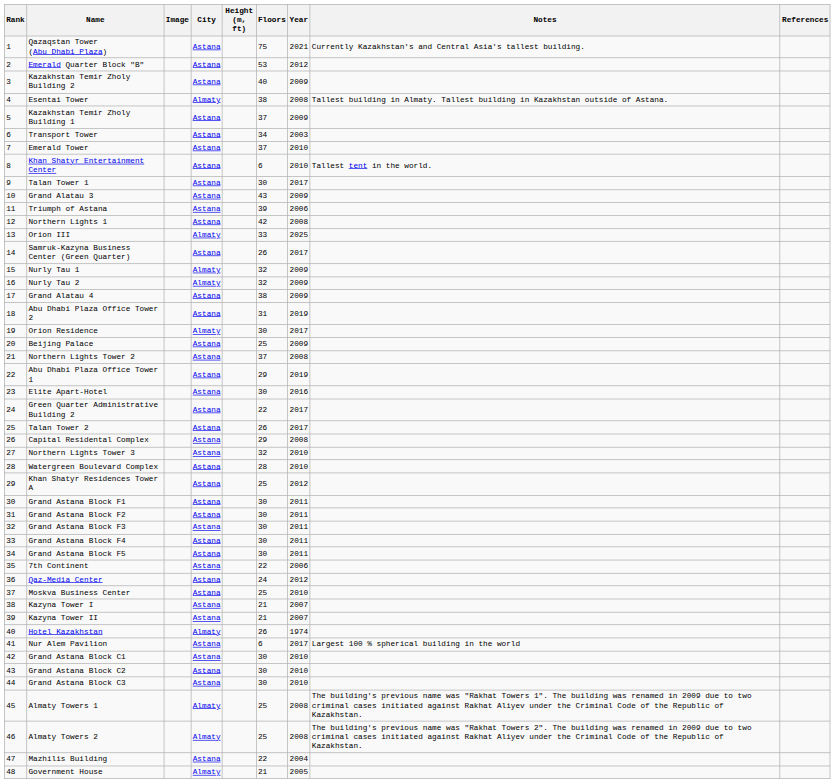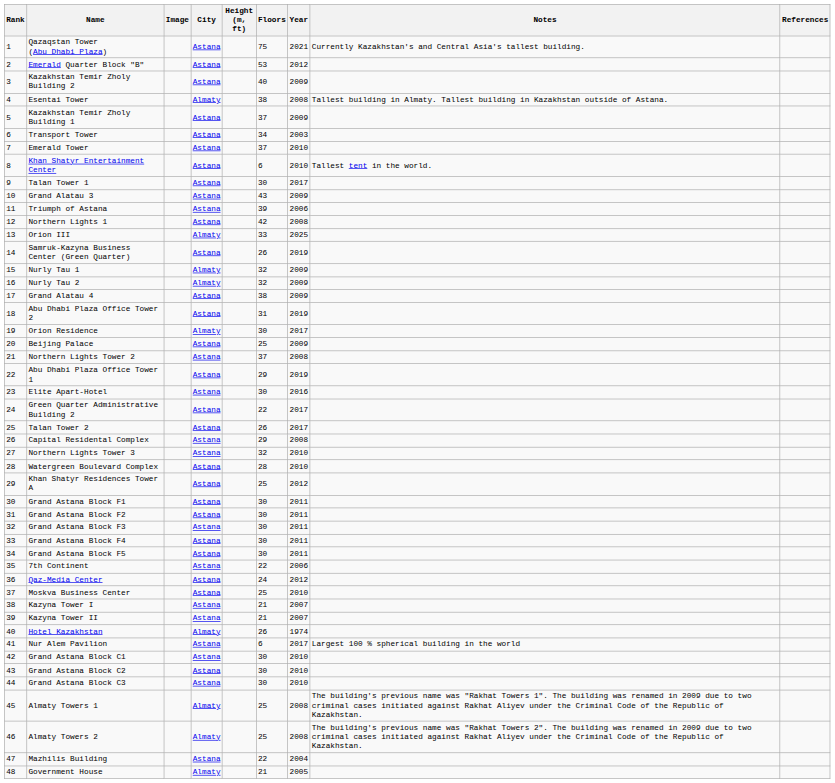(299, 252) 2017 -> (299, 252) 2019
